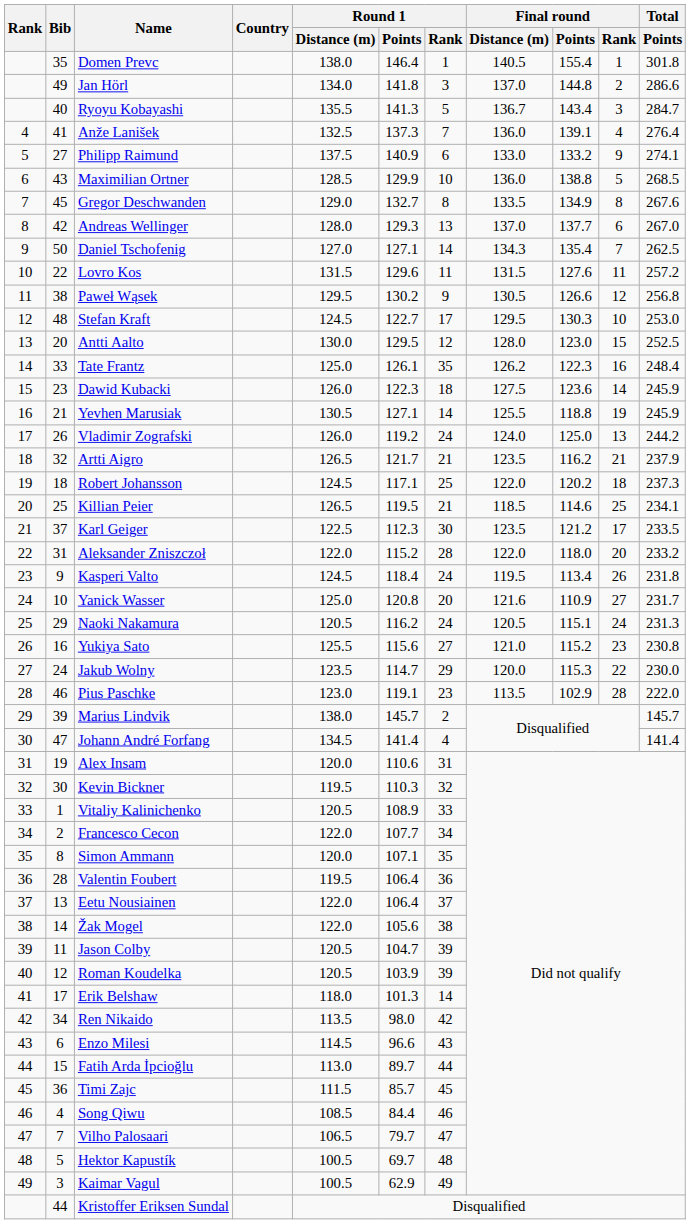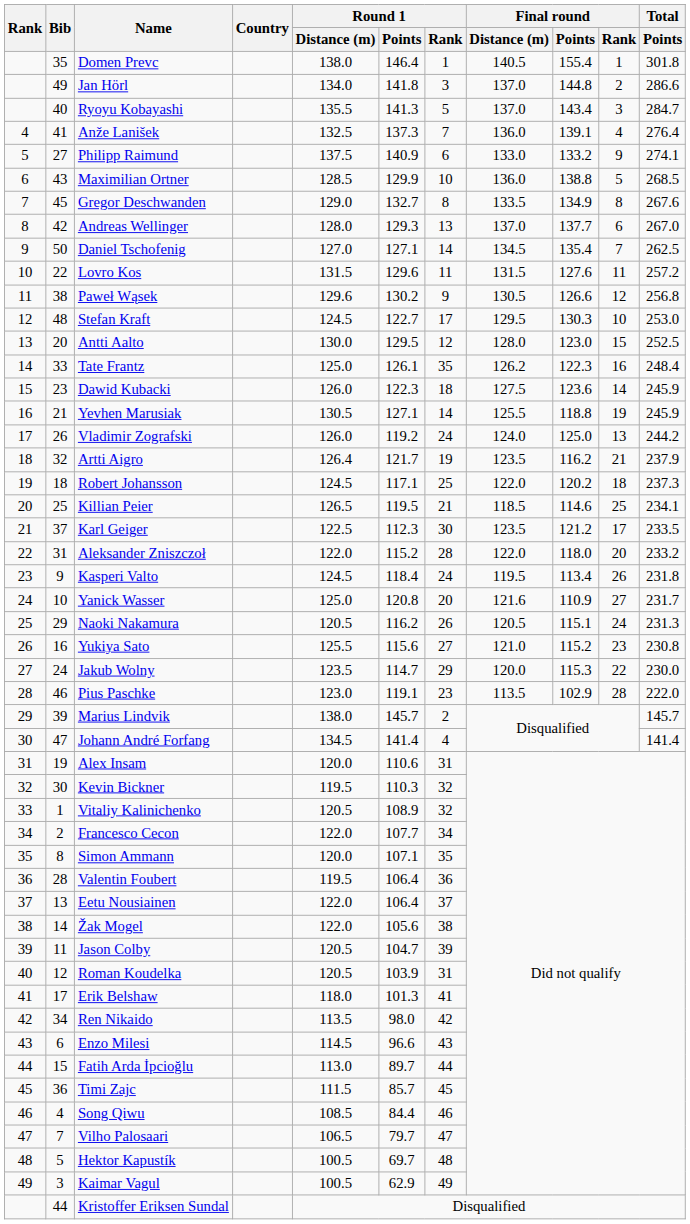(509, 109) 136.7 -> (509, 109) 137.0
(509, 249) 134.3 -> (509, 249) 134.5
(335, 296) 129.5 -> (335, 296) 129.6
(335, 459) 126.5 -> (335, 459) 126.4
(445, 459) 21 -> (445, 459) 19
(445, 623) 24 -> (445, 623) 26
(445, 809) 33 -> (445, 809) 32
(445, 973) 39 -> (445, 973) 31
(445, 996) 14 -> (445, 996) 41
